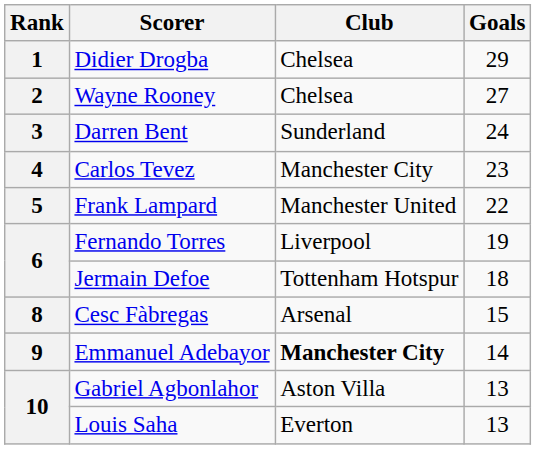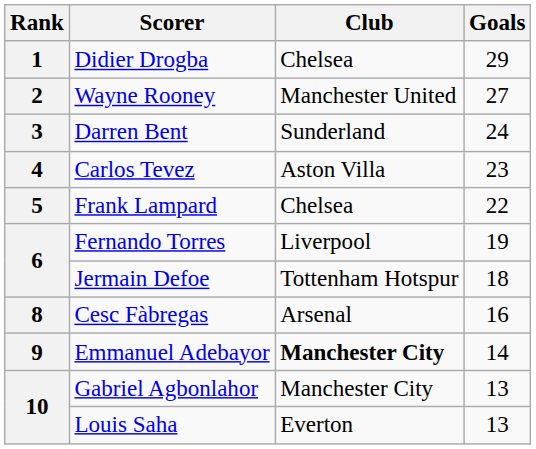(317, 95) Chelsea -> (368, 95) Manchester United
(357, 168) Manchester City -> (333, 168) Aston Villa
(368, 205) Manchester United -> (317, 205) Chelsea
(497, 315) 15 -> (497, 315) 16
(333, 388) Aston Villa -> (357, 388) Manchester City
